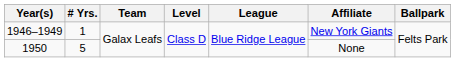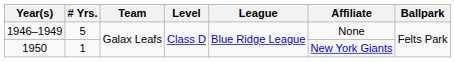(83, 31) 1 -> (83, 31) 5
(352, 31) New York Giants -> (352, 31) None
(83, 48) 5 -> (83, 48) 1
(352, 48) None -> (352, 48) New York Giants
